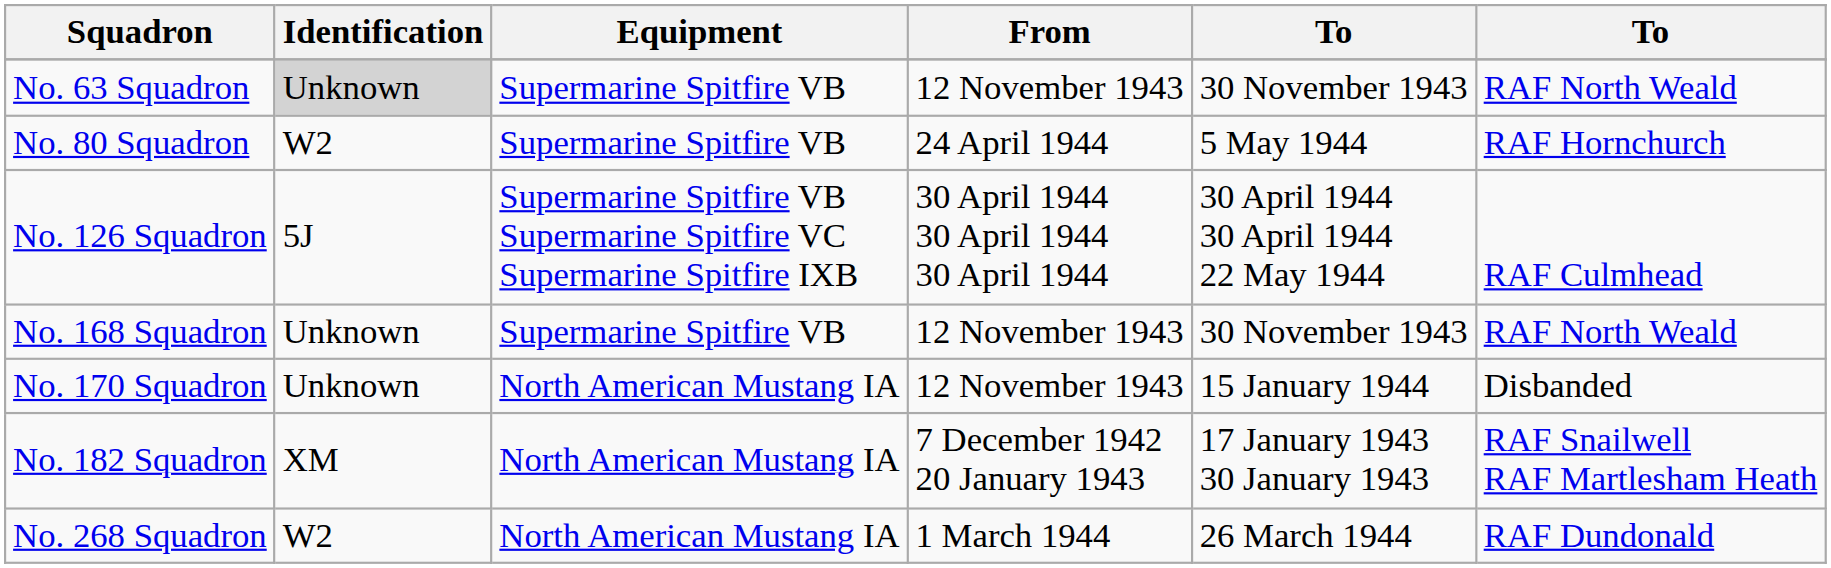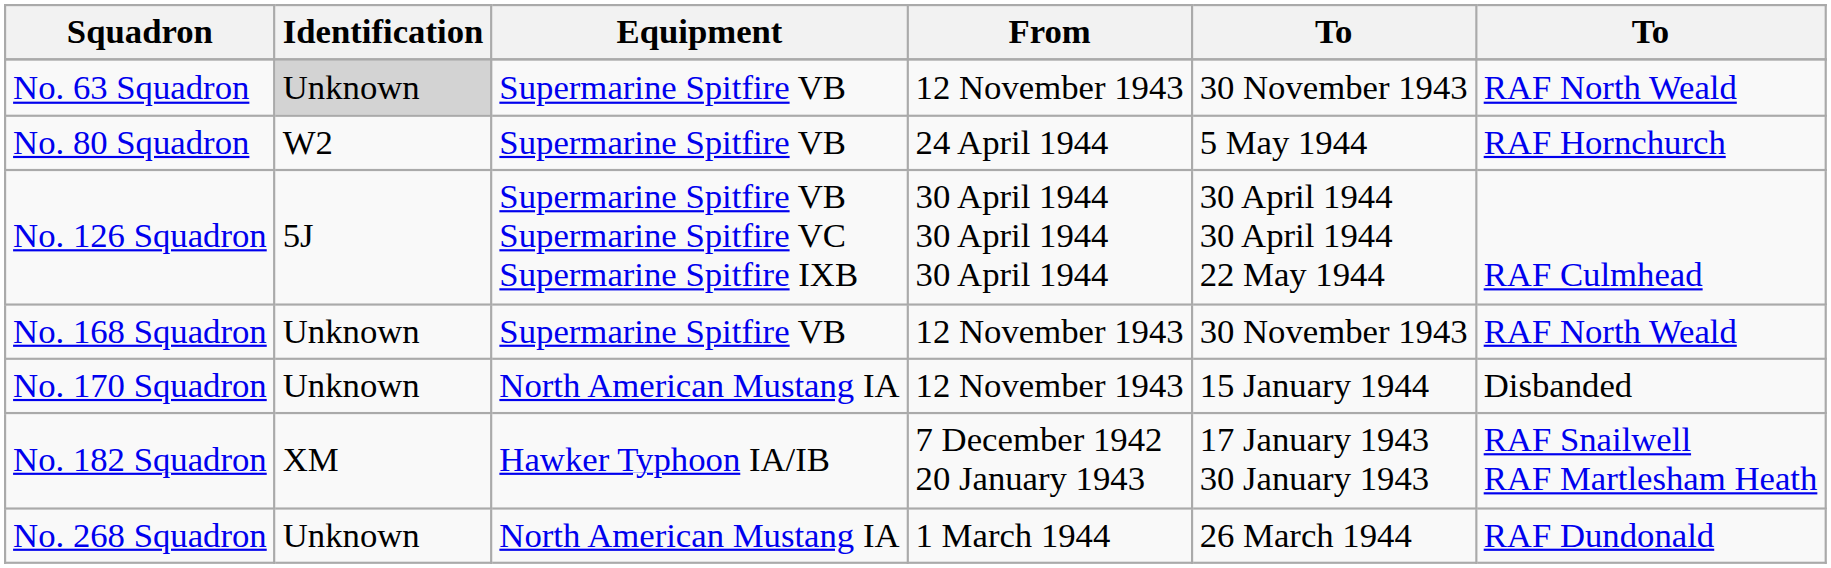(699, 460) North American Mustang IA -> (665, 460) Hawker Typhoon IA/IB
(308, 534) W2 -> (351, 534) Unknown
